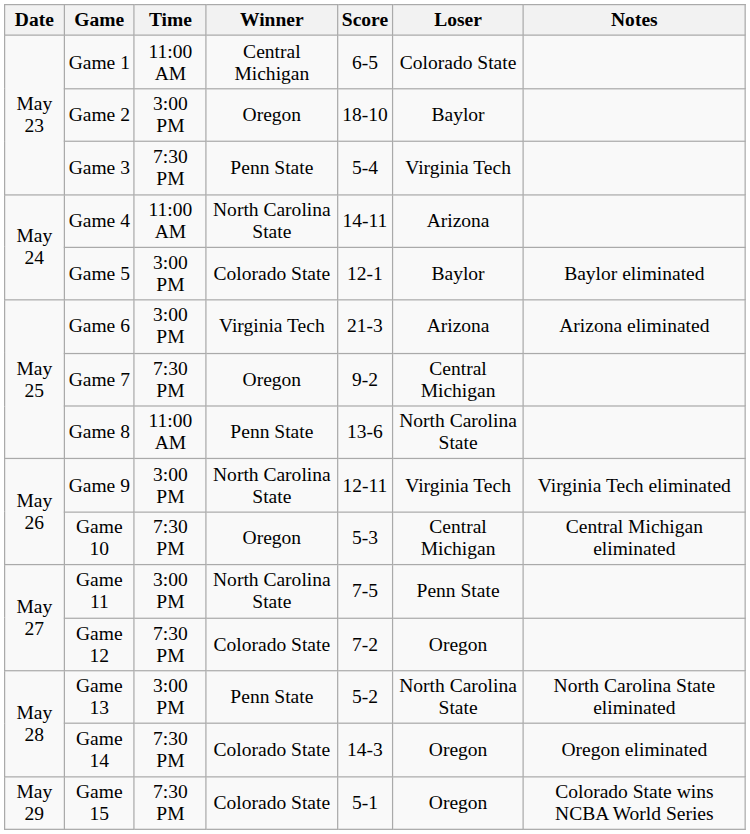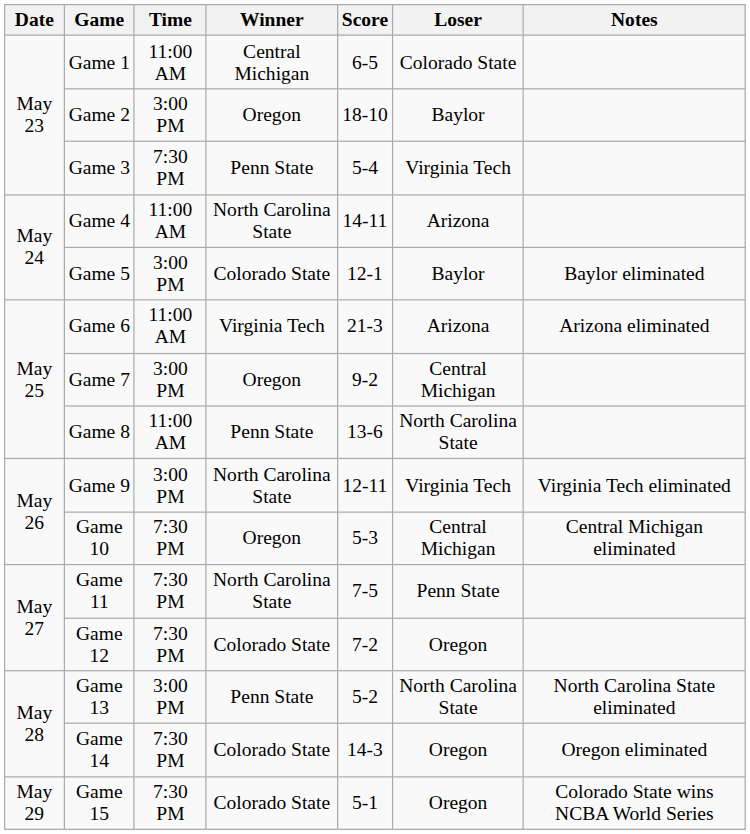(170, 326) 3:00 PM -> (170, 326) 11:00 AM
(170, 379) 7:30 PM -> (170, 379) 3:00 PM
(170, 591) 3:00 PM -> (170, 591) 7:30 PM
